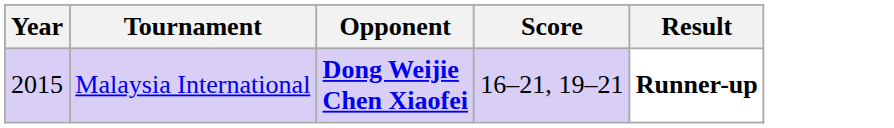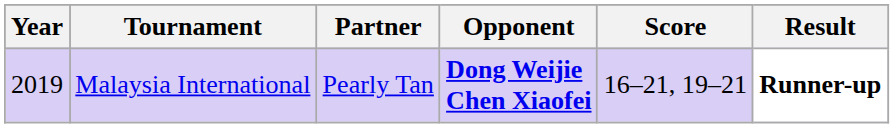+ column: (378, 26)
(37, 84) 2015 -> (37, 84) 2019
